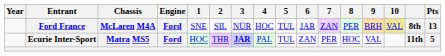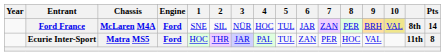(432, 26) 13 -> (432, 26) 14
(242, 40) bold -> (242, 40) normal
(432, 40) 5 -> (432, 40) 8
